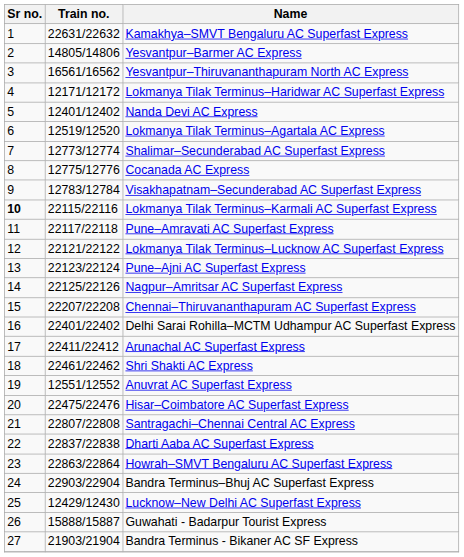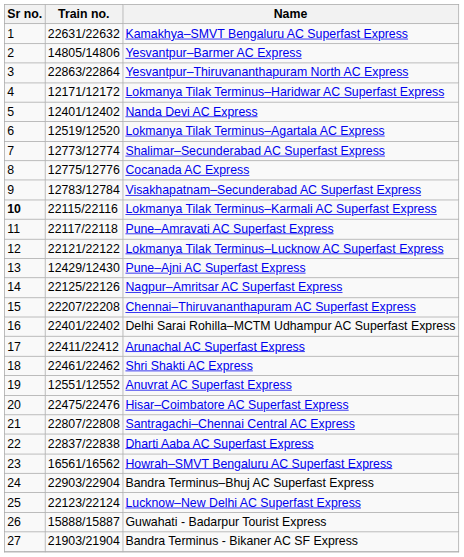(84, 72) 16561/16562 -> (84, 72) 22863/22864
(84, 268) 22123/22124 -> (84, 268) 12429/12430
(84, 463) 22863/22864 -> (84, 463) 16561/16562
(84, 502) 12429/12430 -> (84, 502) 22123/22124
